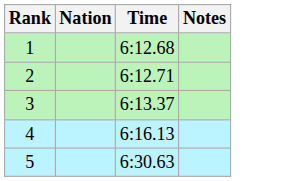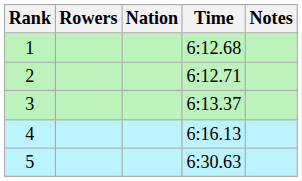+ column: (88, 18)
